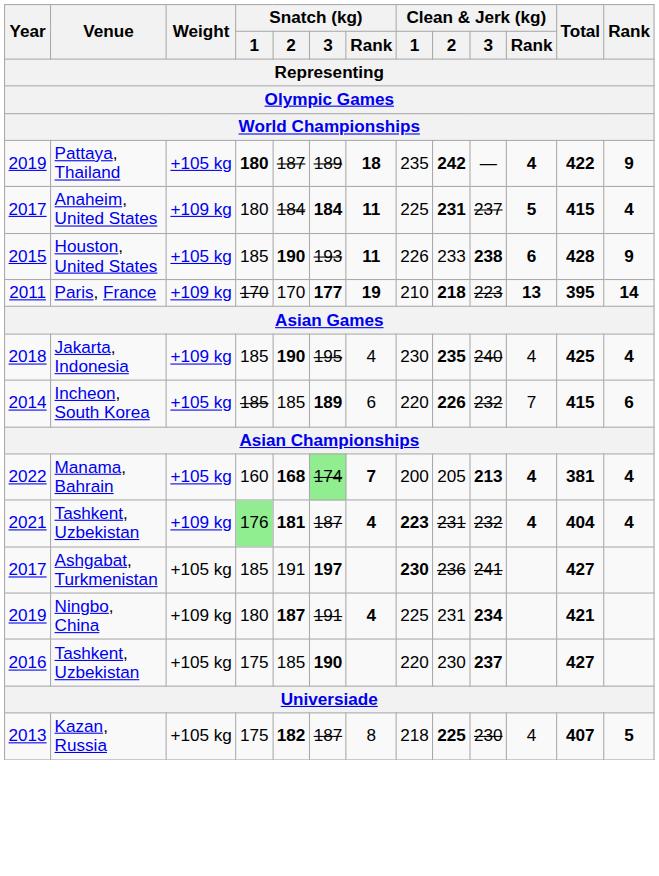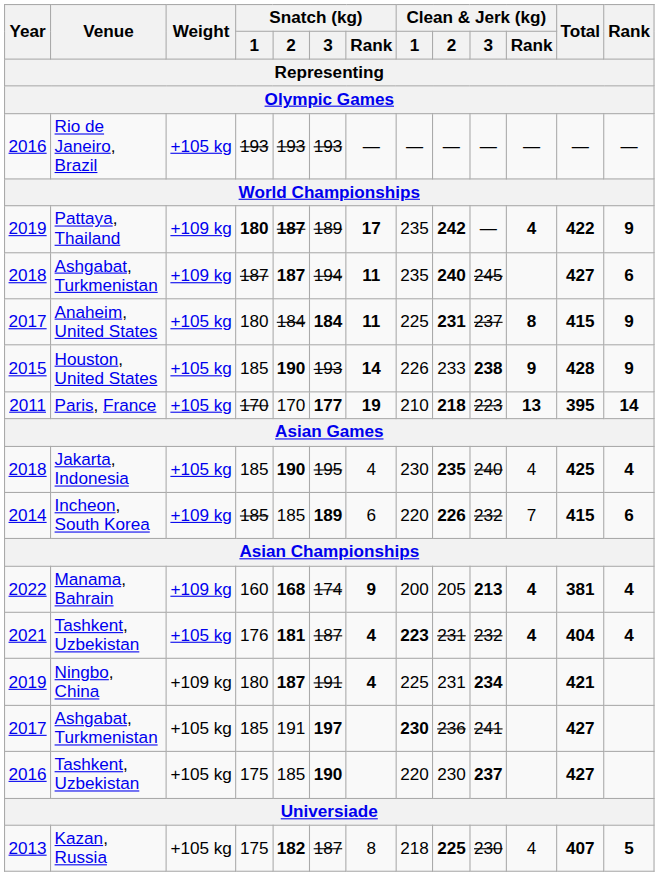+ row: (28, 145)
(201, 163) +105 kg -> (201, 229) +109 kg
(291, 163) normal -> (291, 229) bold
(371, 163) 18 -> (371, 229) 17
+ row: (28, 275)
(201, 209) +109 kg -> (201, 321) +105 kg
(532, 209) 5 -> (532, 321) 8
(629, 209) 4 -> (629, 321) 9
(371, 256) 11 -> (371, 368) 14
(532, 256) 6 -> (532, 368) 9
(201, 293) +109 kg -> (201, 405) +105 kg
(201, 356) +109 kg -> (201, 469) +105 kg
(201, 403) +105 kg -> (201, 515) +109 kg
(201, 476) +105 kg -> (201, 589) +109 kg
(328, 476) lightgreen background -> (328, 589) no background
(371, 476) 7 -> (371, 589) 9
(201, 523) +109 kg -> (201, 635) +105 kg
(254, 523) lightgreen background -> (254, 635) no background
rows swapped: (28, 616) <-> (28, 569)
